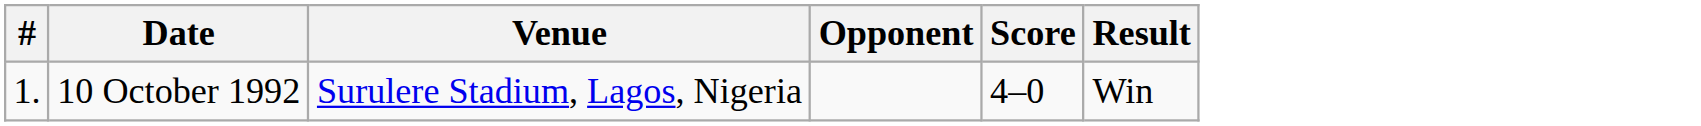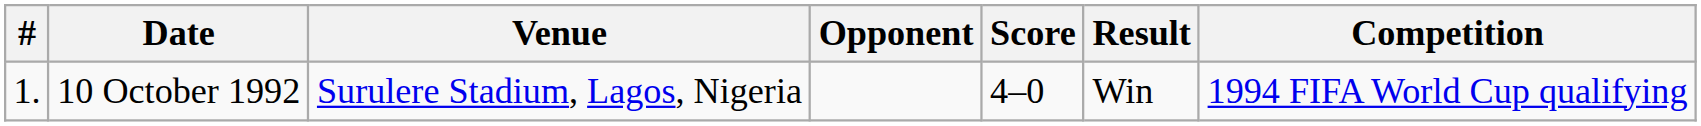+ column: (1448, 33)
